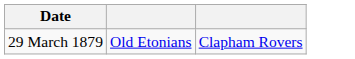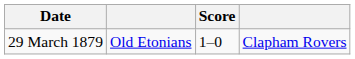+ column: (217, 16)
